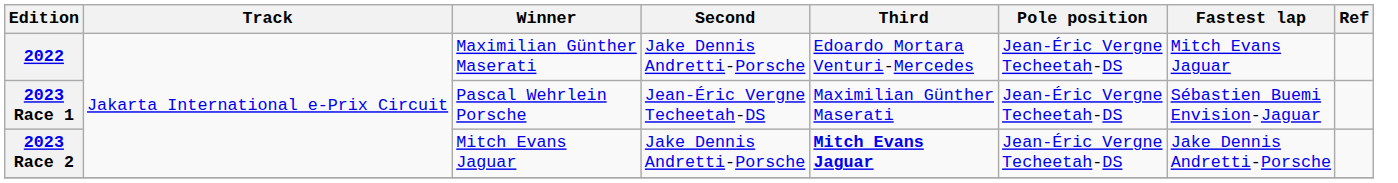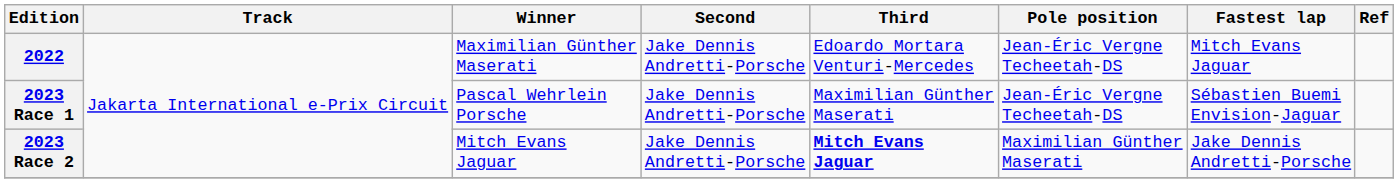(725, 105) Jean-Éric Vergne Techeetah-DS -> (725, 105) Jake Dennis Andretti-Porsche
(1082, 153) Jean-Éric Vergne Techeetah-DS -> (1092, 153) Maximilian Günther Maserati
